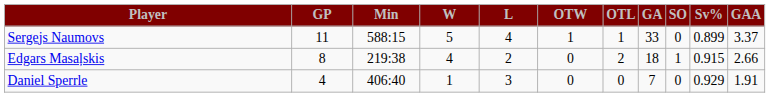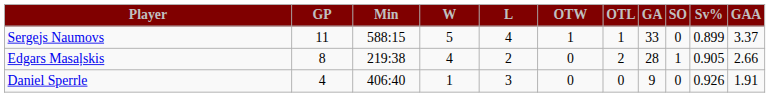(652, 59) 18 -> (652, 59) 28
(709, 59) 0.915 -> (709, 59) 0.905
(652, 80) 7 -> (652, 80) 9
(709, 80) 0.929 -> (709, 80) 0.926
